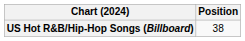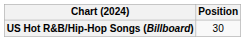(218, 28) 38 -> (218, 28) 30
